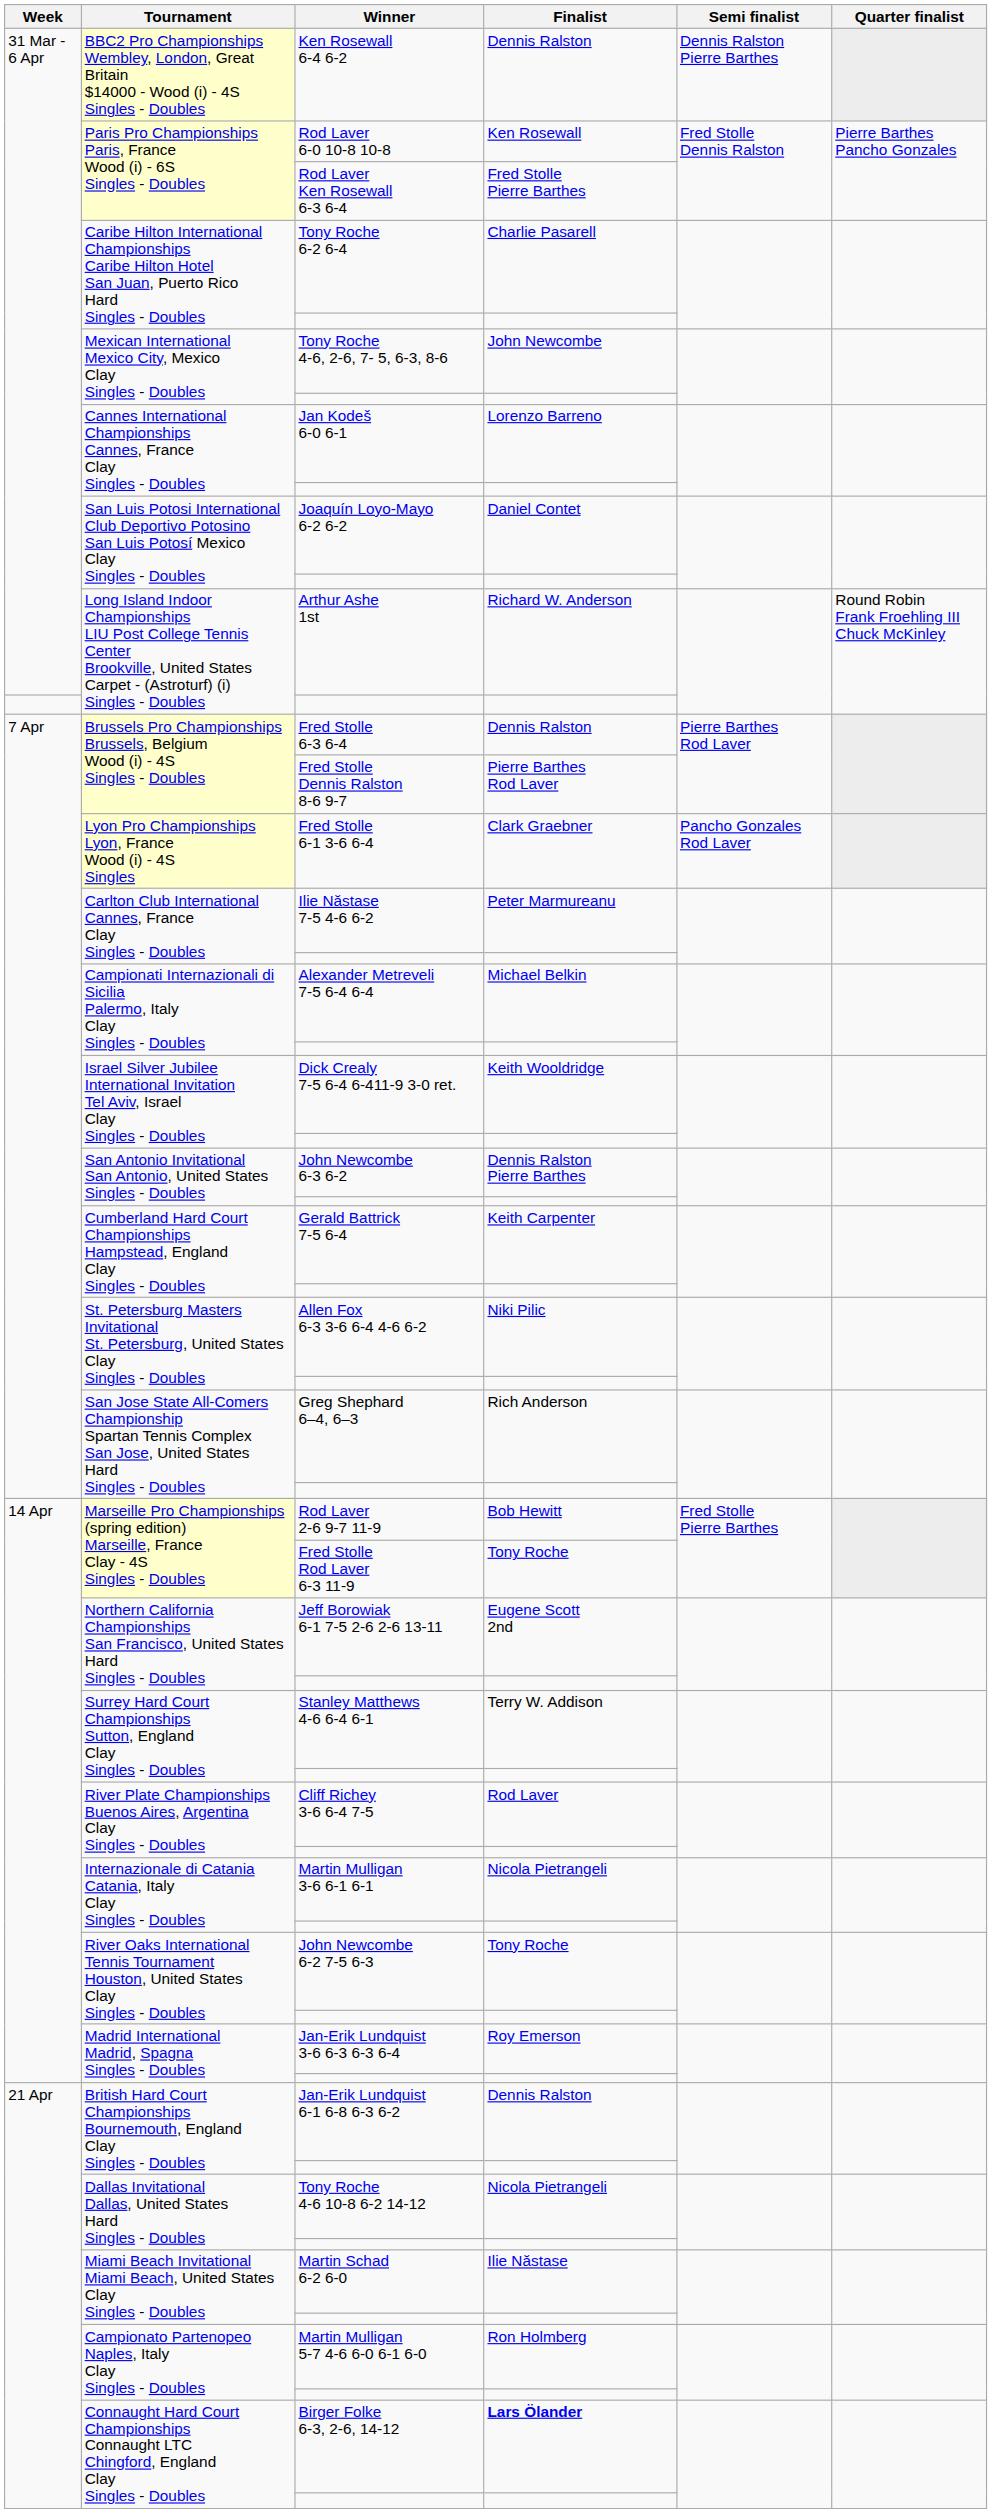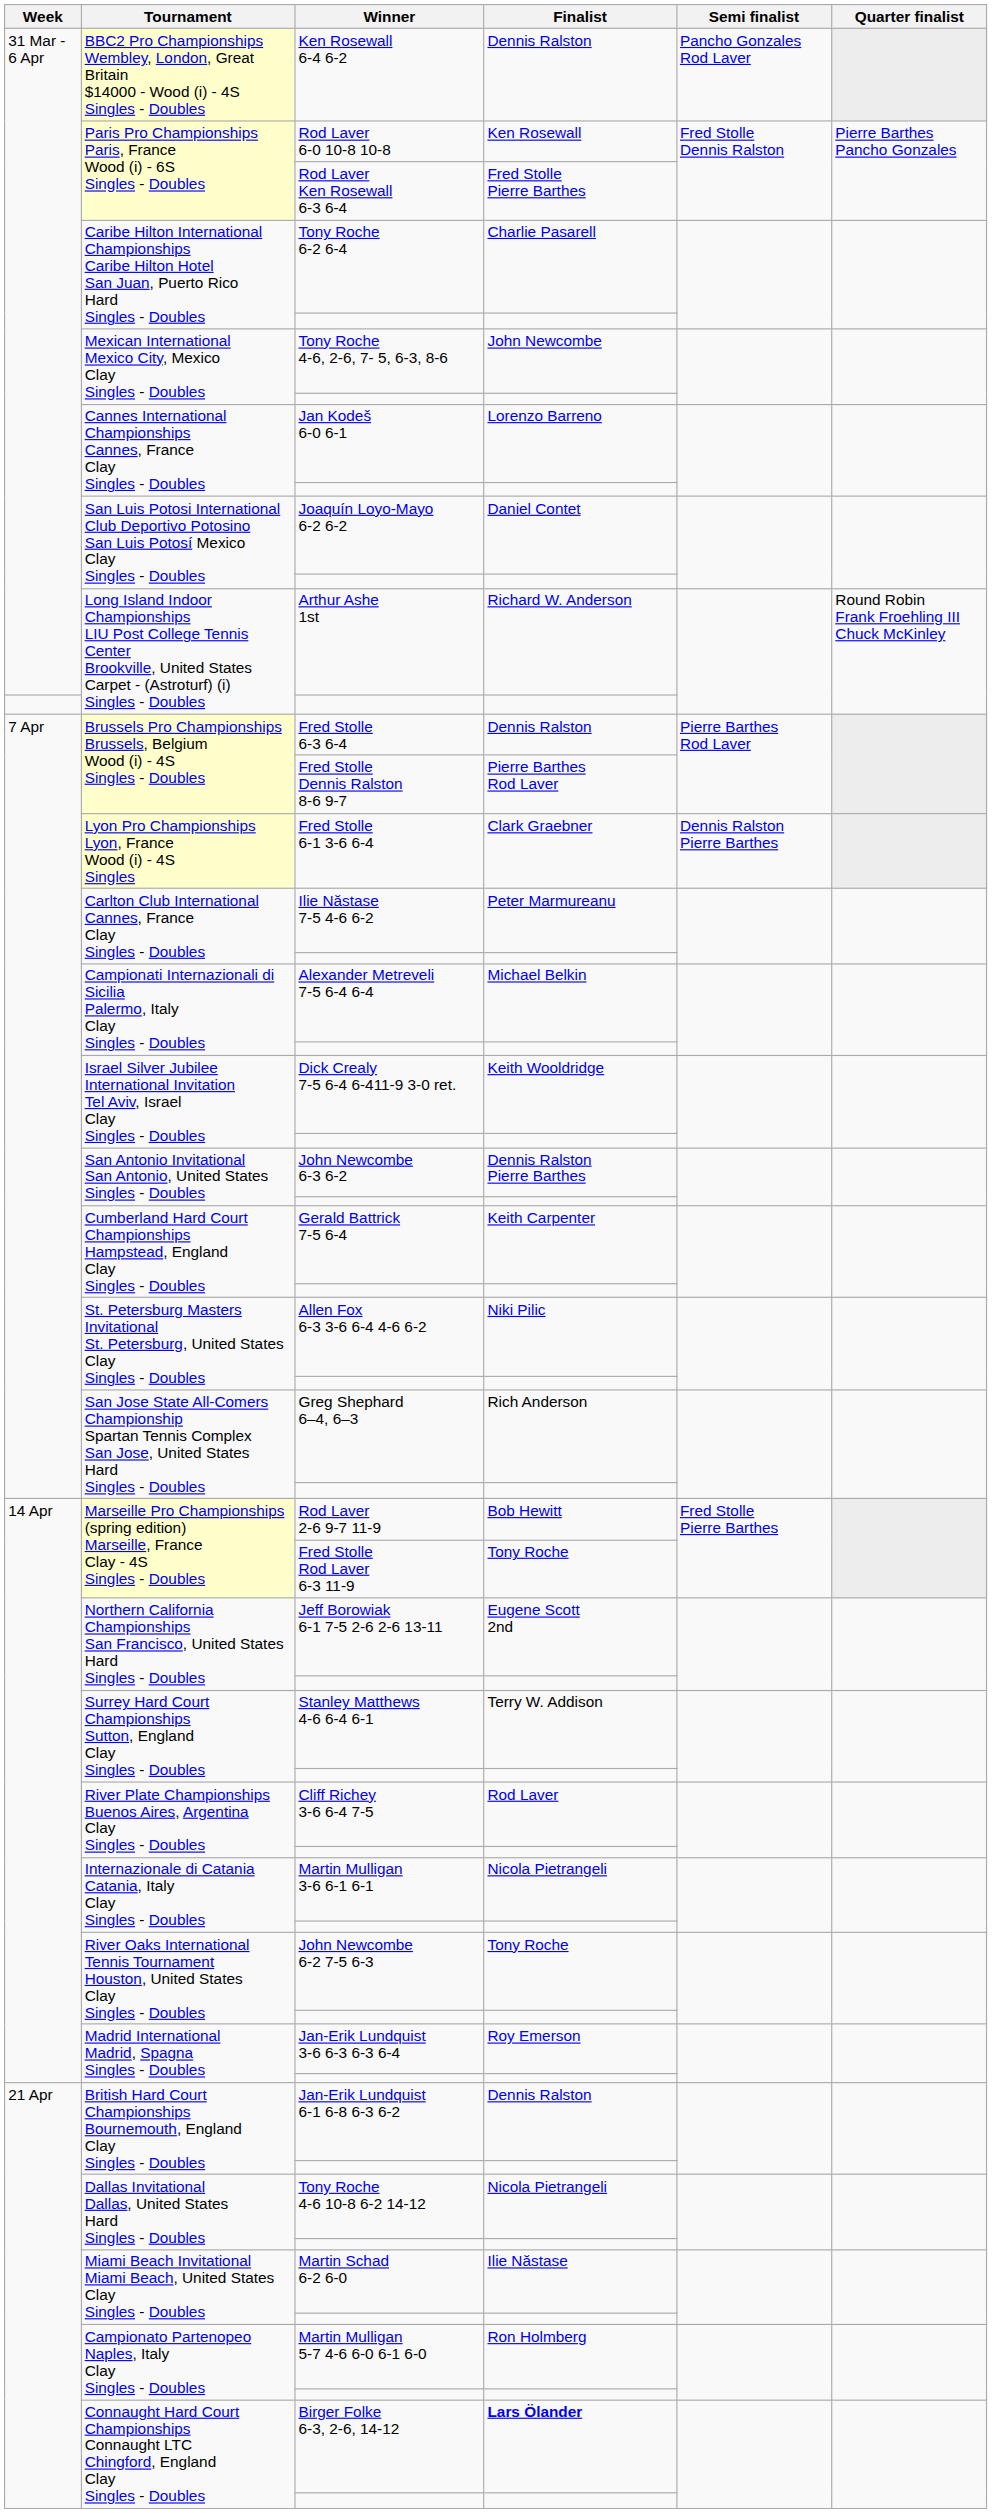(732, 49) Dennis Ralston Pierre Barthes -> (741, 49) Pancho Gonzales Rod Laver
(741, 834) Pancho Gonzales Rod Laver -> (732, 834) Dennis Ralston Pierre Barthes
